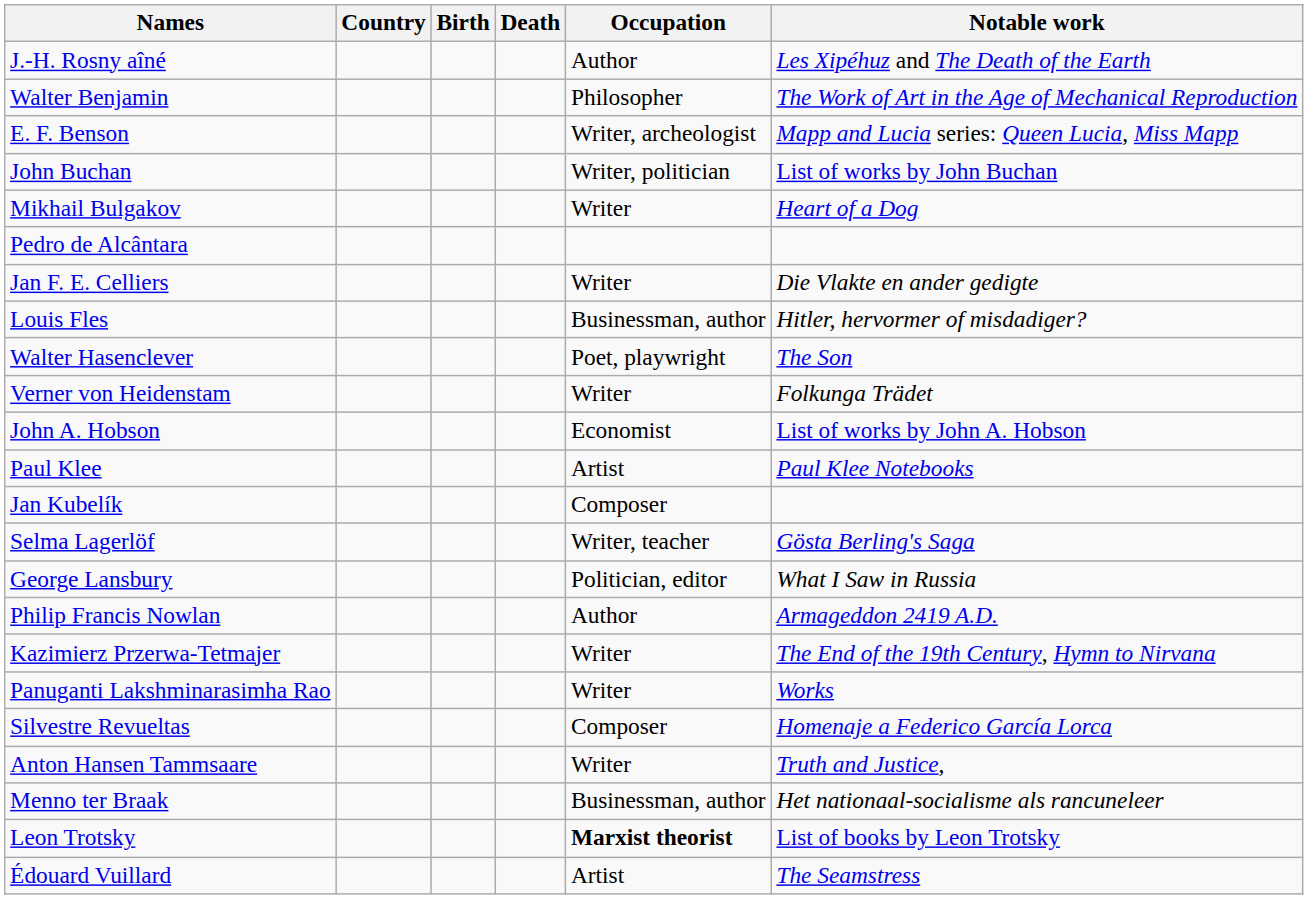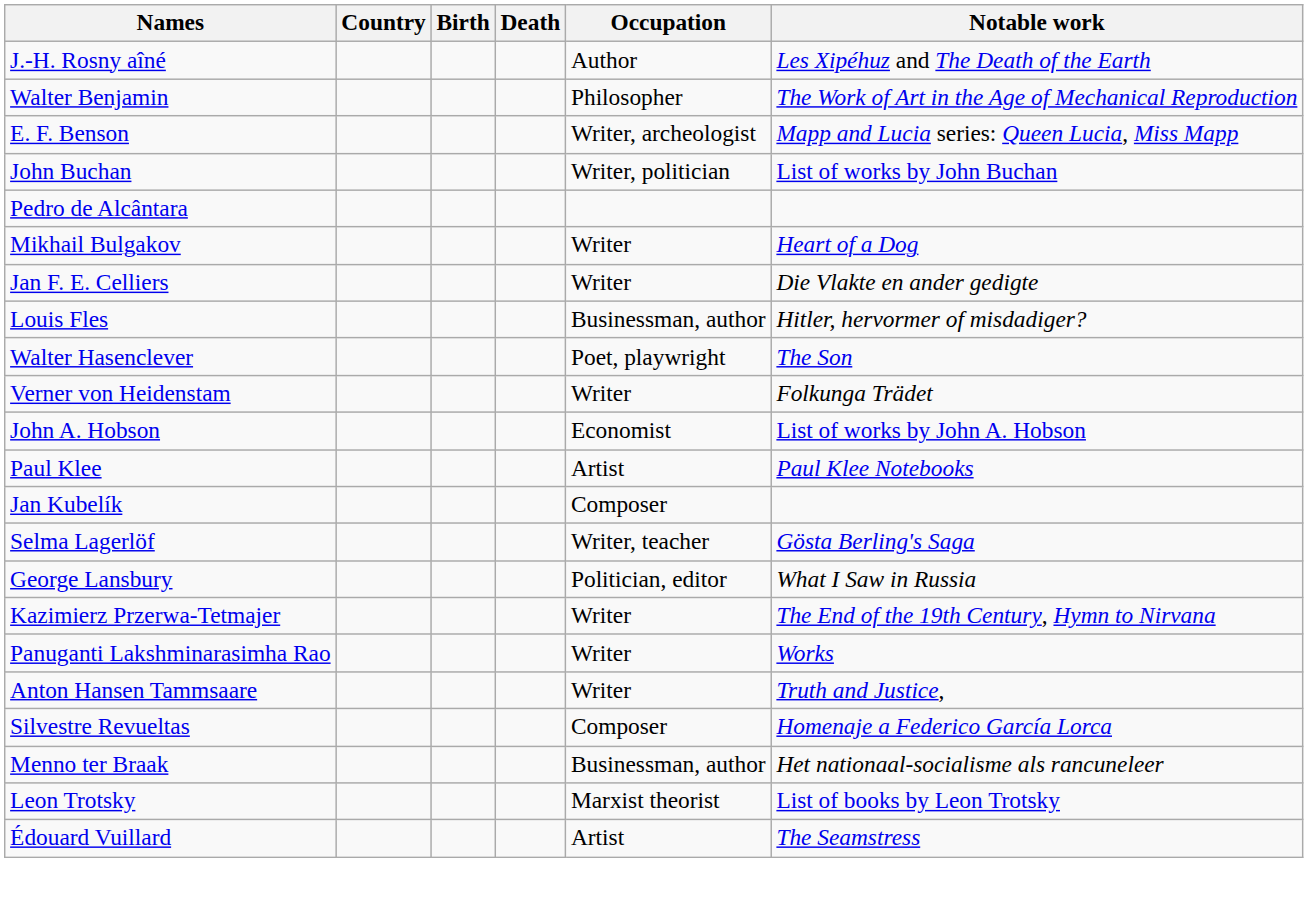rows swapped: (99, 245) <-> (95, 208)
- row: (115, 615)
rows swapped: (100, 726) <-> (134, 763)
(652, 838) bold -> (645, 801) normal
